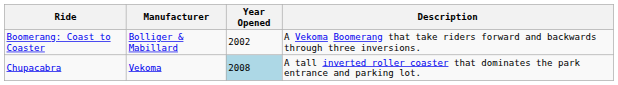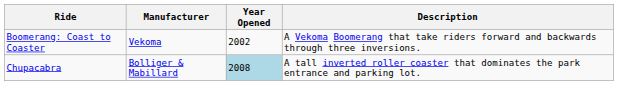(156, 42) Bolliger & Mabillard -> (145, 42) Vekoma
(145, 68) Vekoma -> (156, 68) Bolliger & Mabillard
